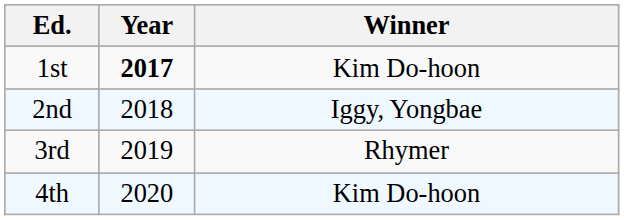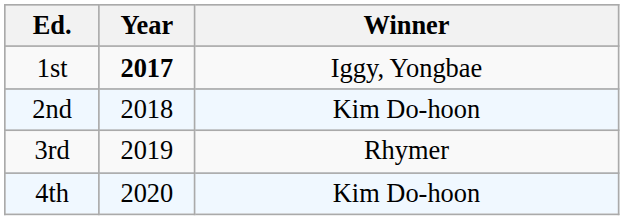(406, 67) Kim Do-hoon -> (406, 67) Iggy, Yongbae
(406, 109) Iggy, Yongbae -> (406, 109) Kim Do-hoon
